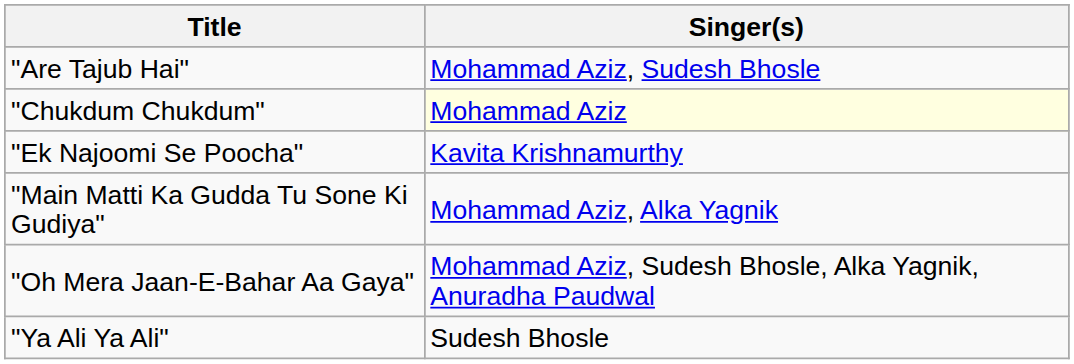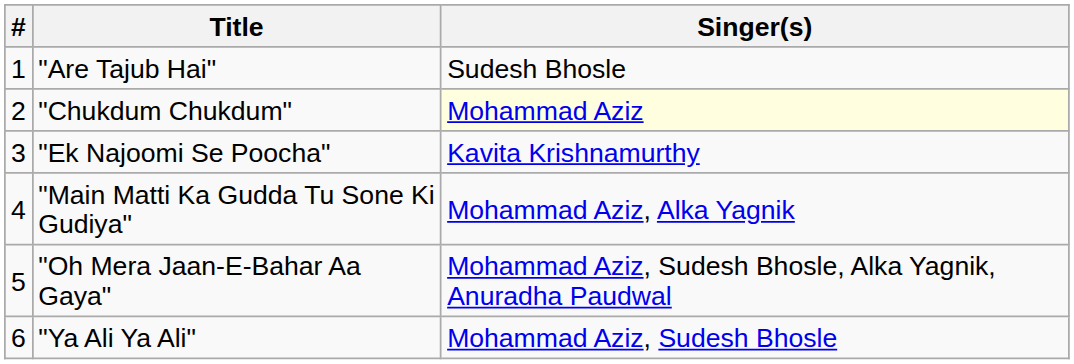+ column: (18, 26)
(625, 68) Mohammad Aziz, Sudesh Bhosle -> (537, 68) Sudesh Bhosle
(520, 338) Sudesh Bhosle -> (642, 338) Mohammad Aziz, Sudesh Bhosle
